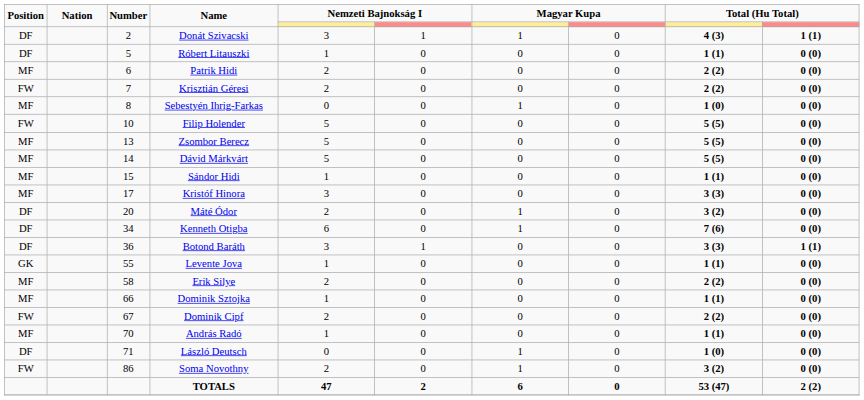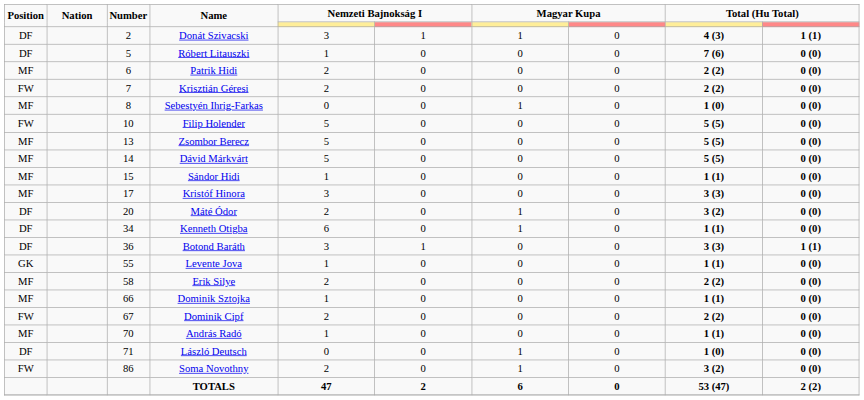(714, 53) 1 (1) -> (714, 53) 7 (6)
(714, 228) 7 (6) -> (714, 228) 1 (1)
